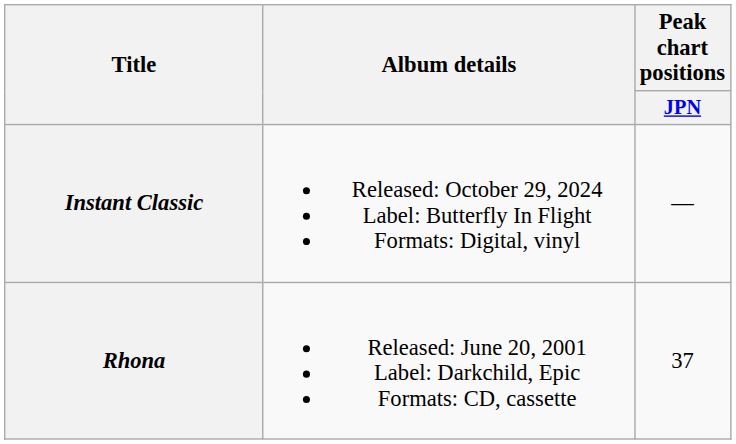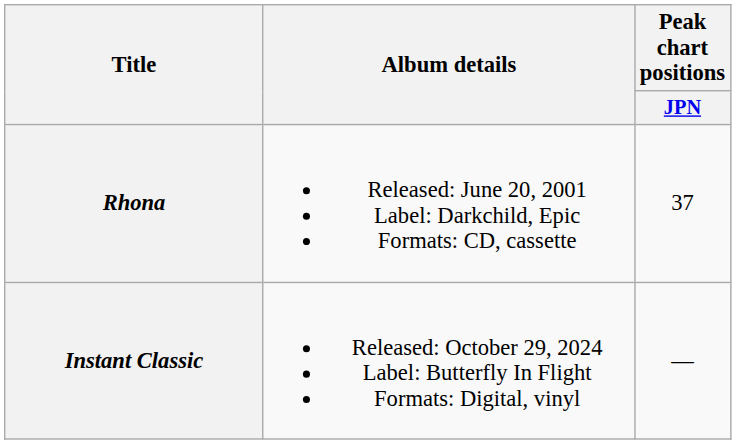rows swapped: (134, 360) <-> (134, 203)
